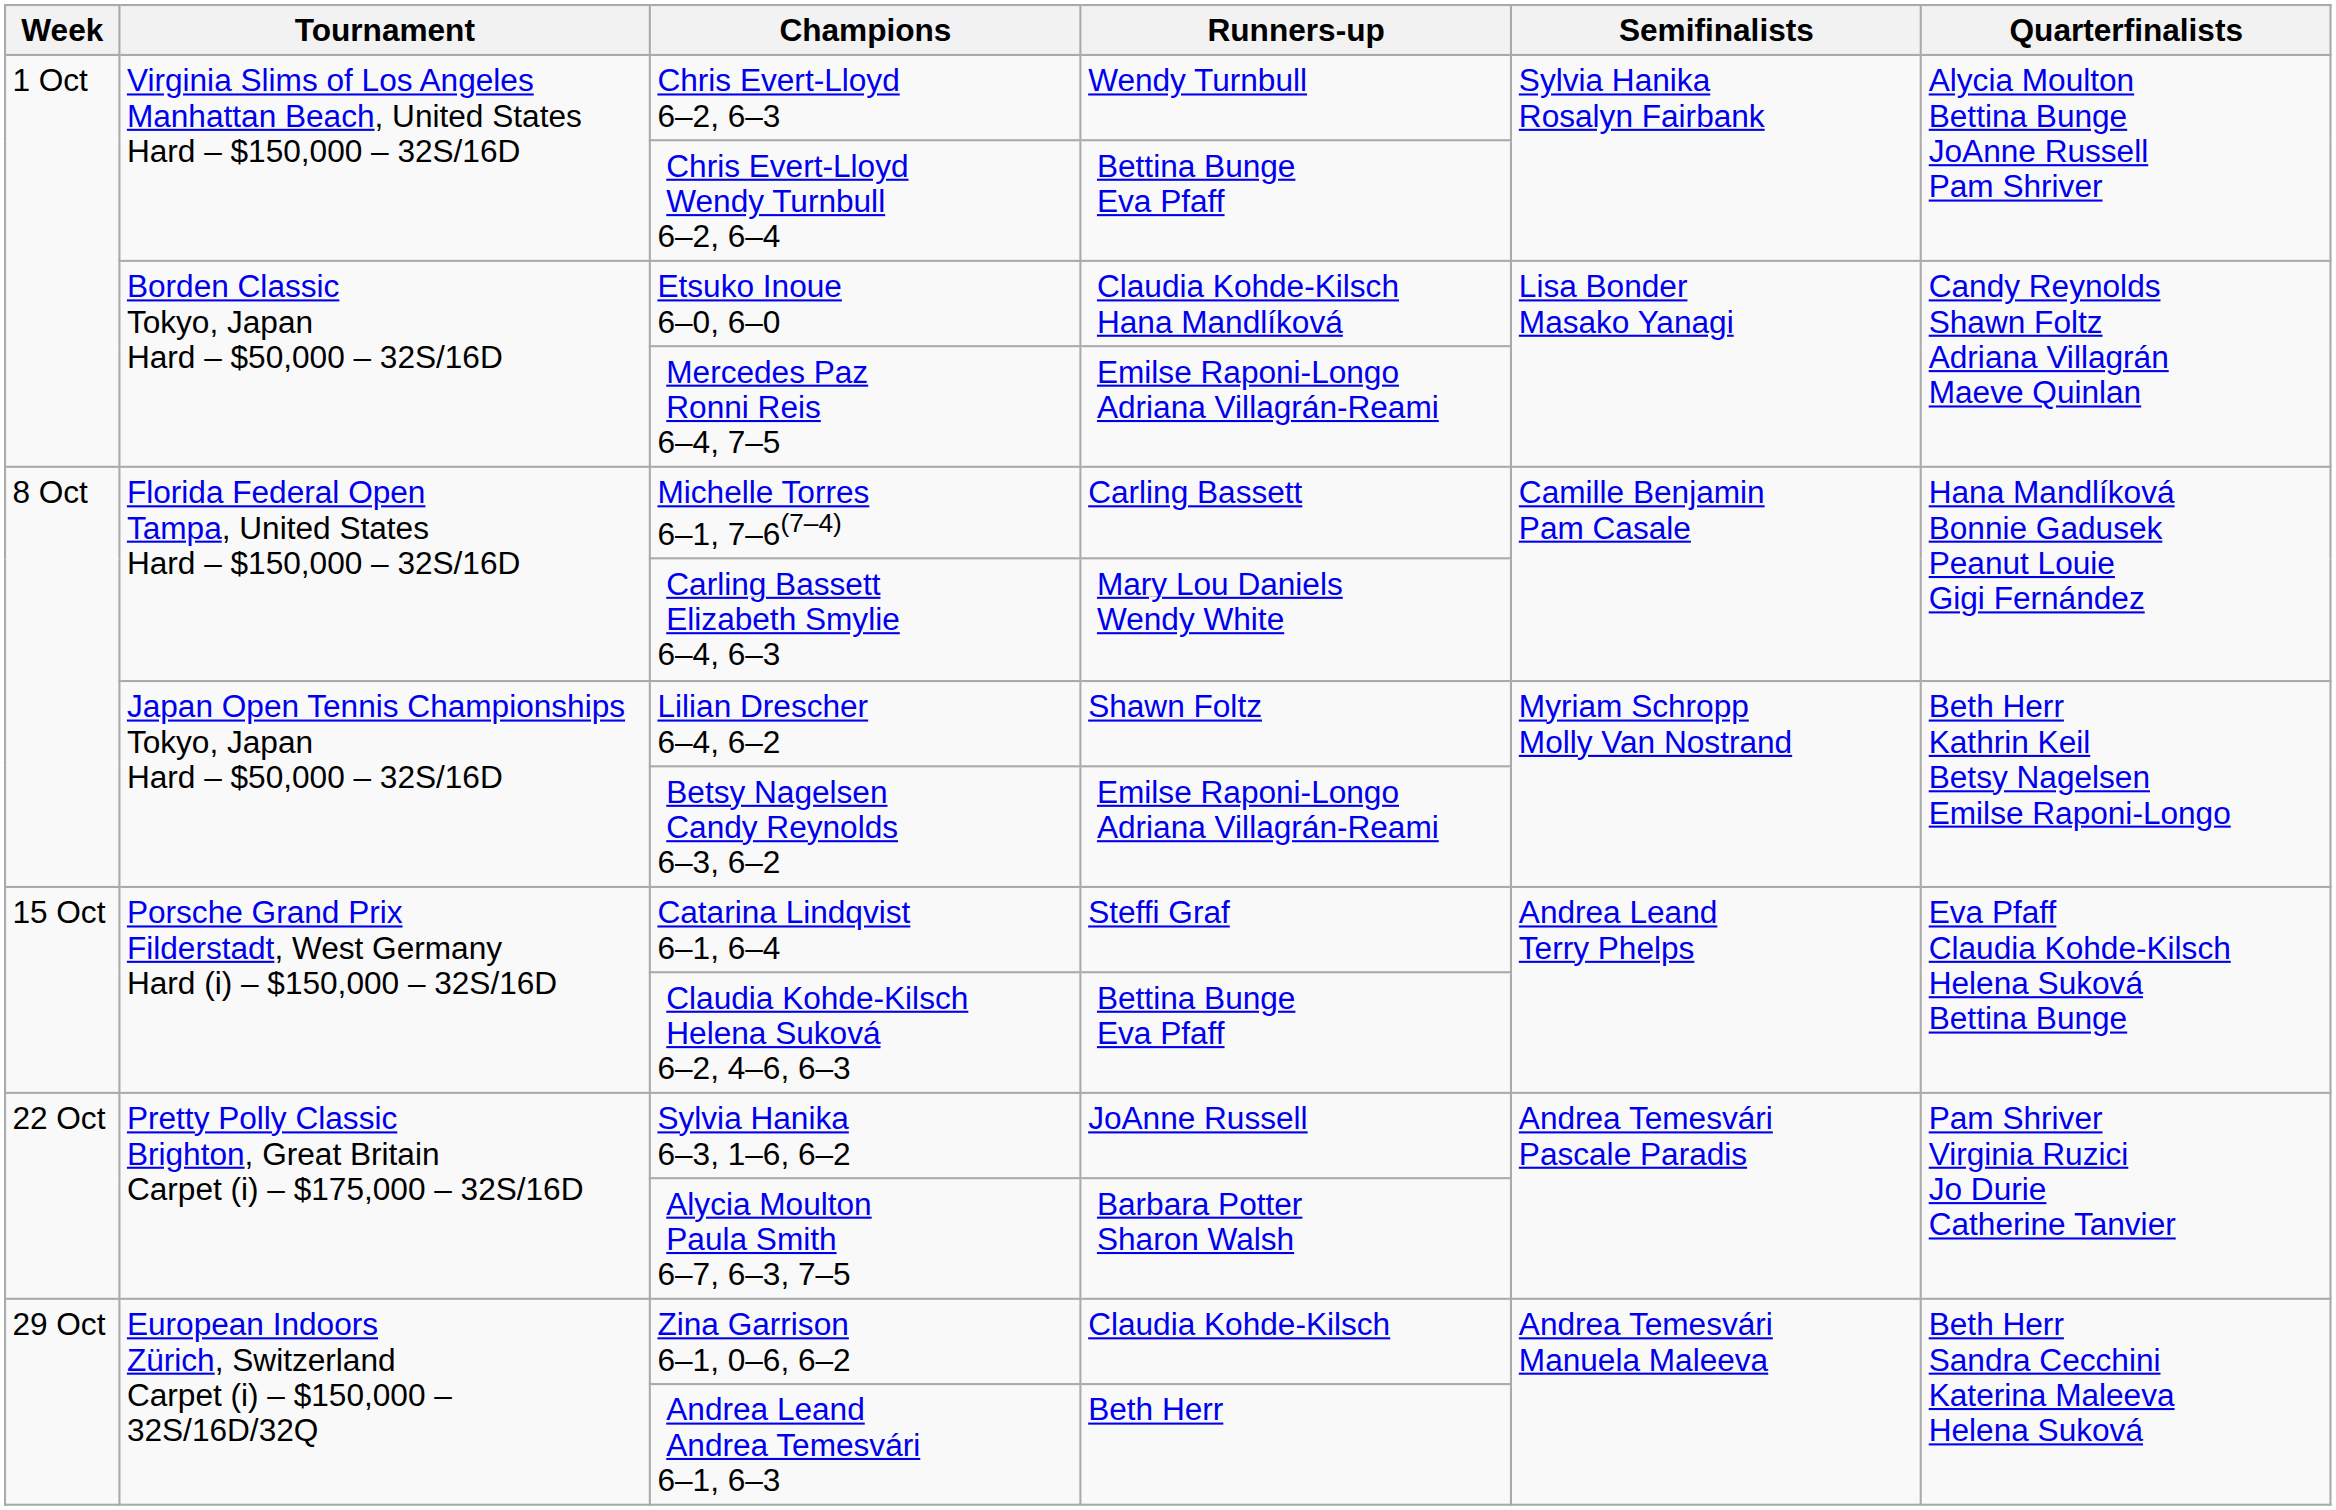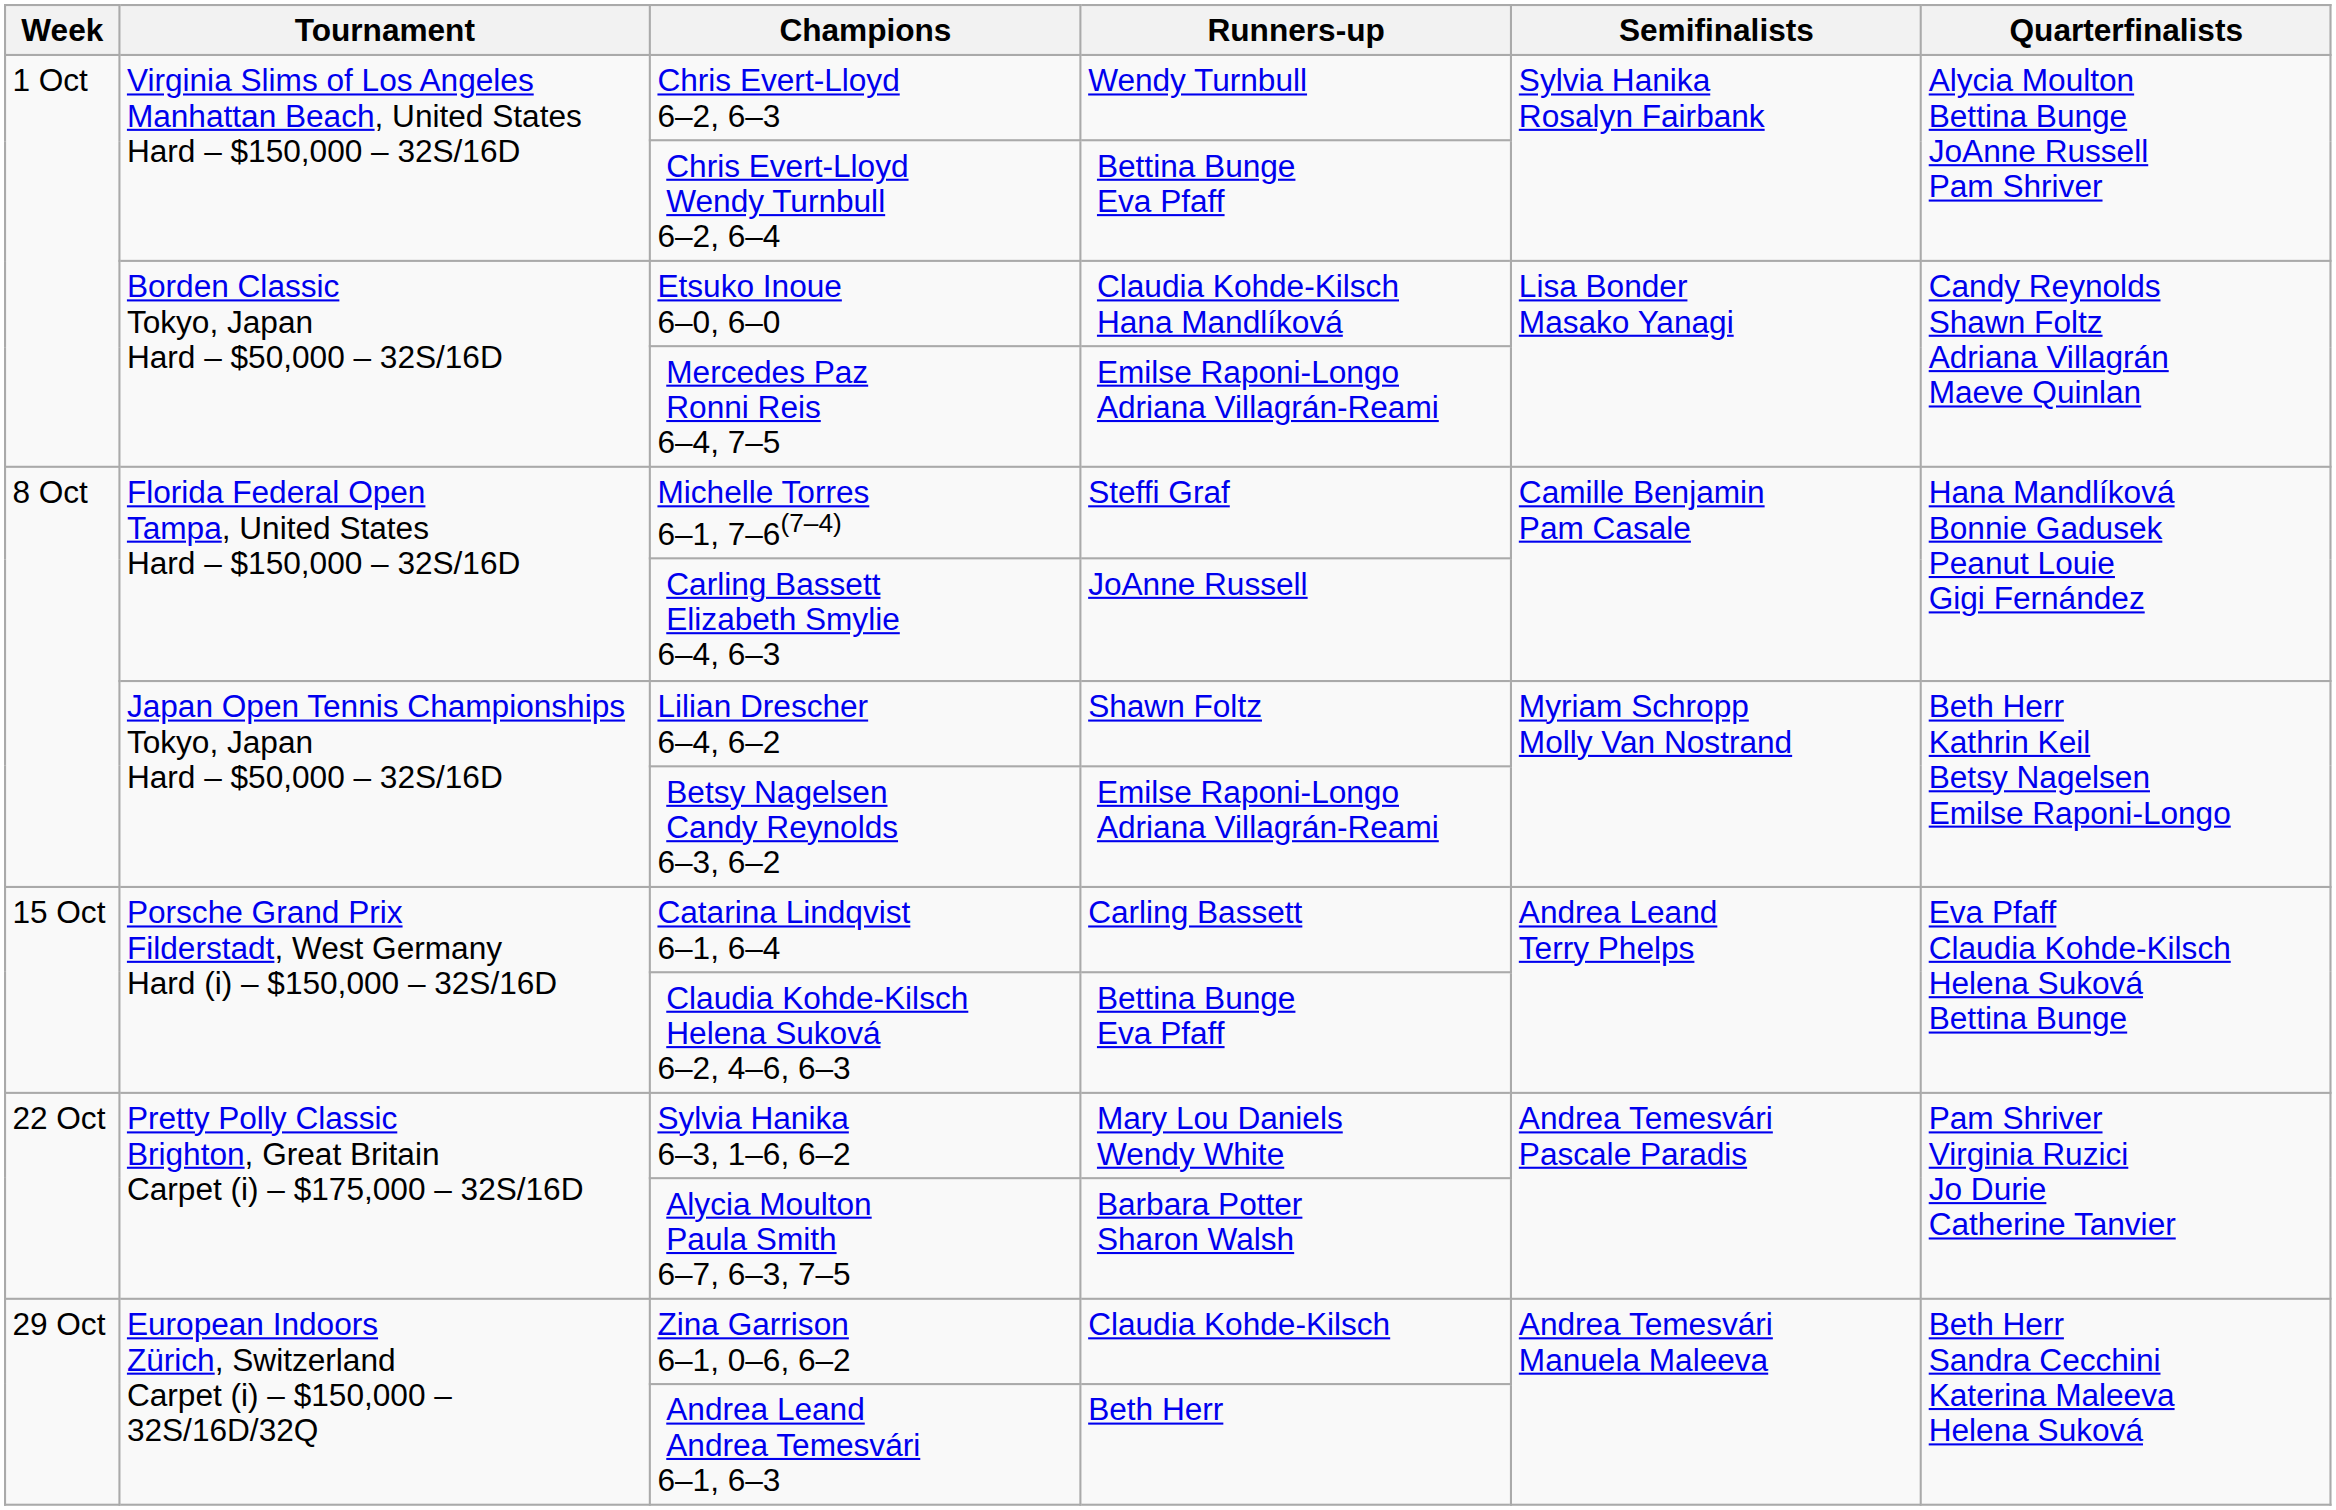(1195, 493) Carling Bassett -> (1159, 493) Steffi Graf
(1215, 602) Mary Lou Daniels Wendy White -> (1198, 584) JoAnne Russell
(1159, 911) Steffi Graf -> (1195, 911) Carling Bassett
(1198, 1118) JoAnne Russell -> (1215, 1135) Mary Lou Daniels Wendy White
